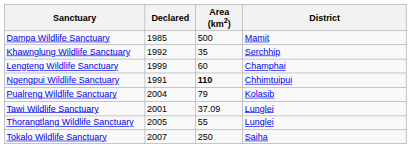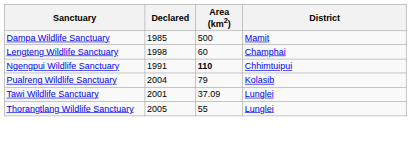- row: (68, 52)
(157, 66) 1999 -> (157, 52) 1998
- row: (57, 136)
